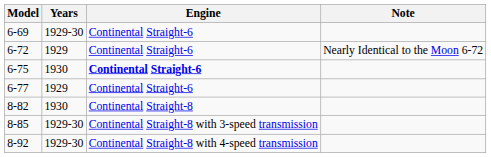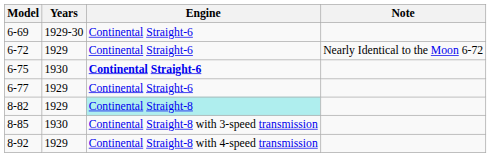(56, 106) 1930 -> (56, 106) 1929
(141, 106) no background -> (141, 106) paleturquoise background
(64, 124) 1929-30 -> (56, 124) 1930
(64, 143) 1929-30 -> (56, 143) 1929
